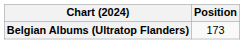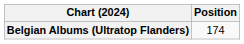(215, 30) 173 -> (215, 30) 174
